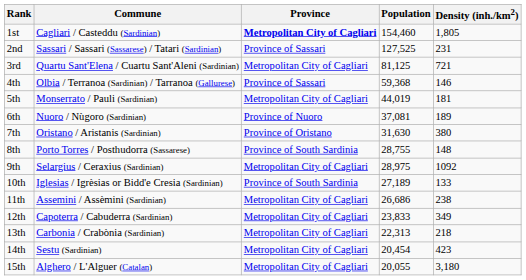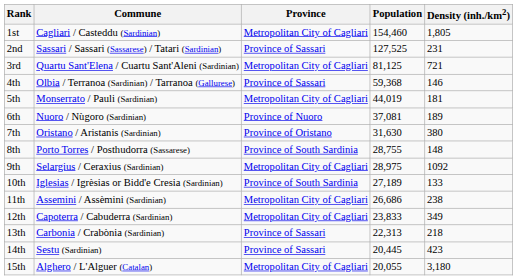(310, 32) bold -> (306, 32) normal
(306, 233) Metropolitan City of Cagliari -> (285, 233) Province of Sassari
(306, 250) Metropolitan City of Cagliari -> (285, 250) Province of Sassari
(396, 250) 20,454 -> (387, 250) 20,445
